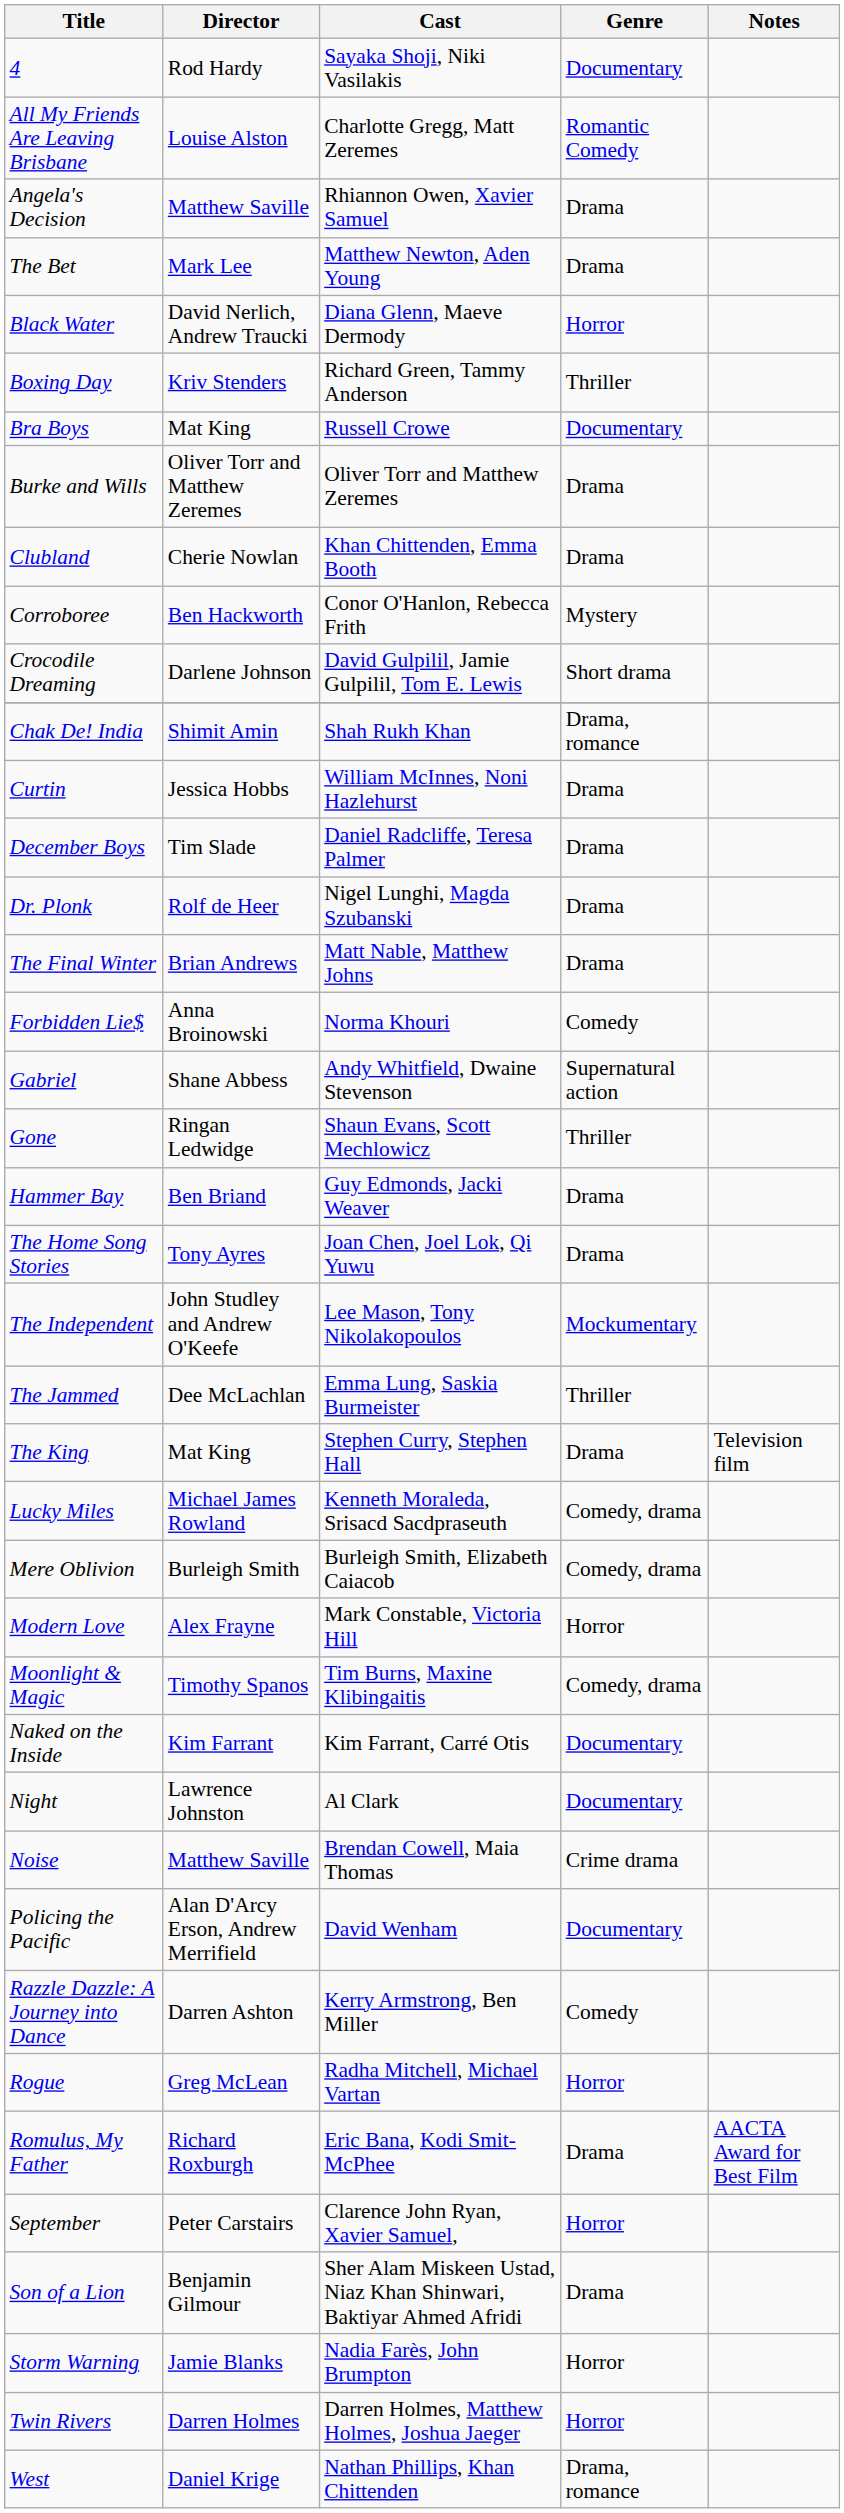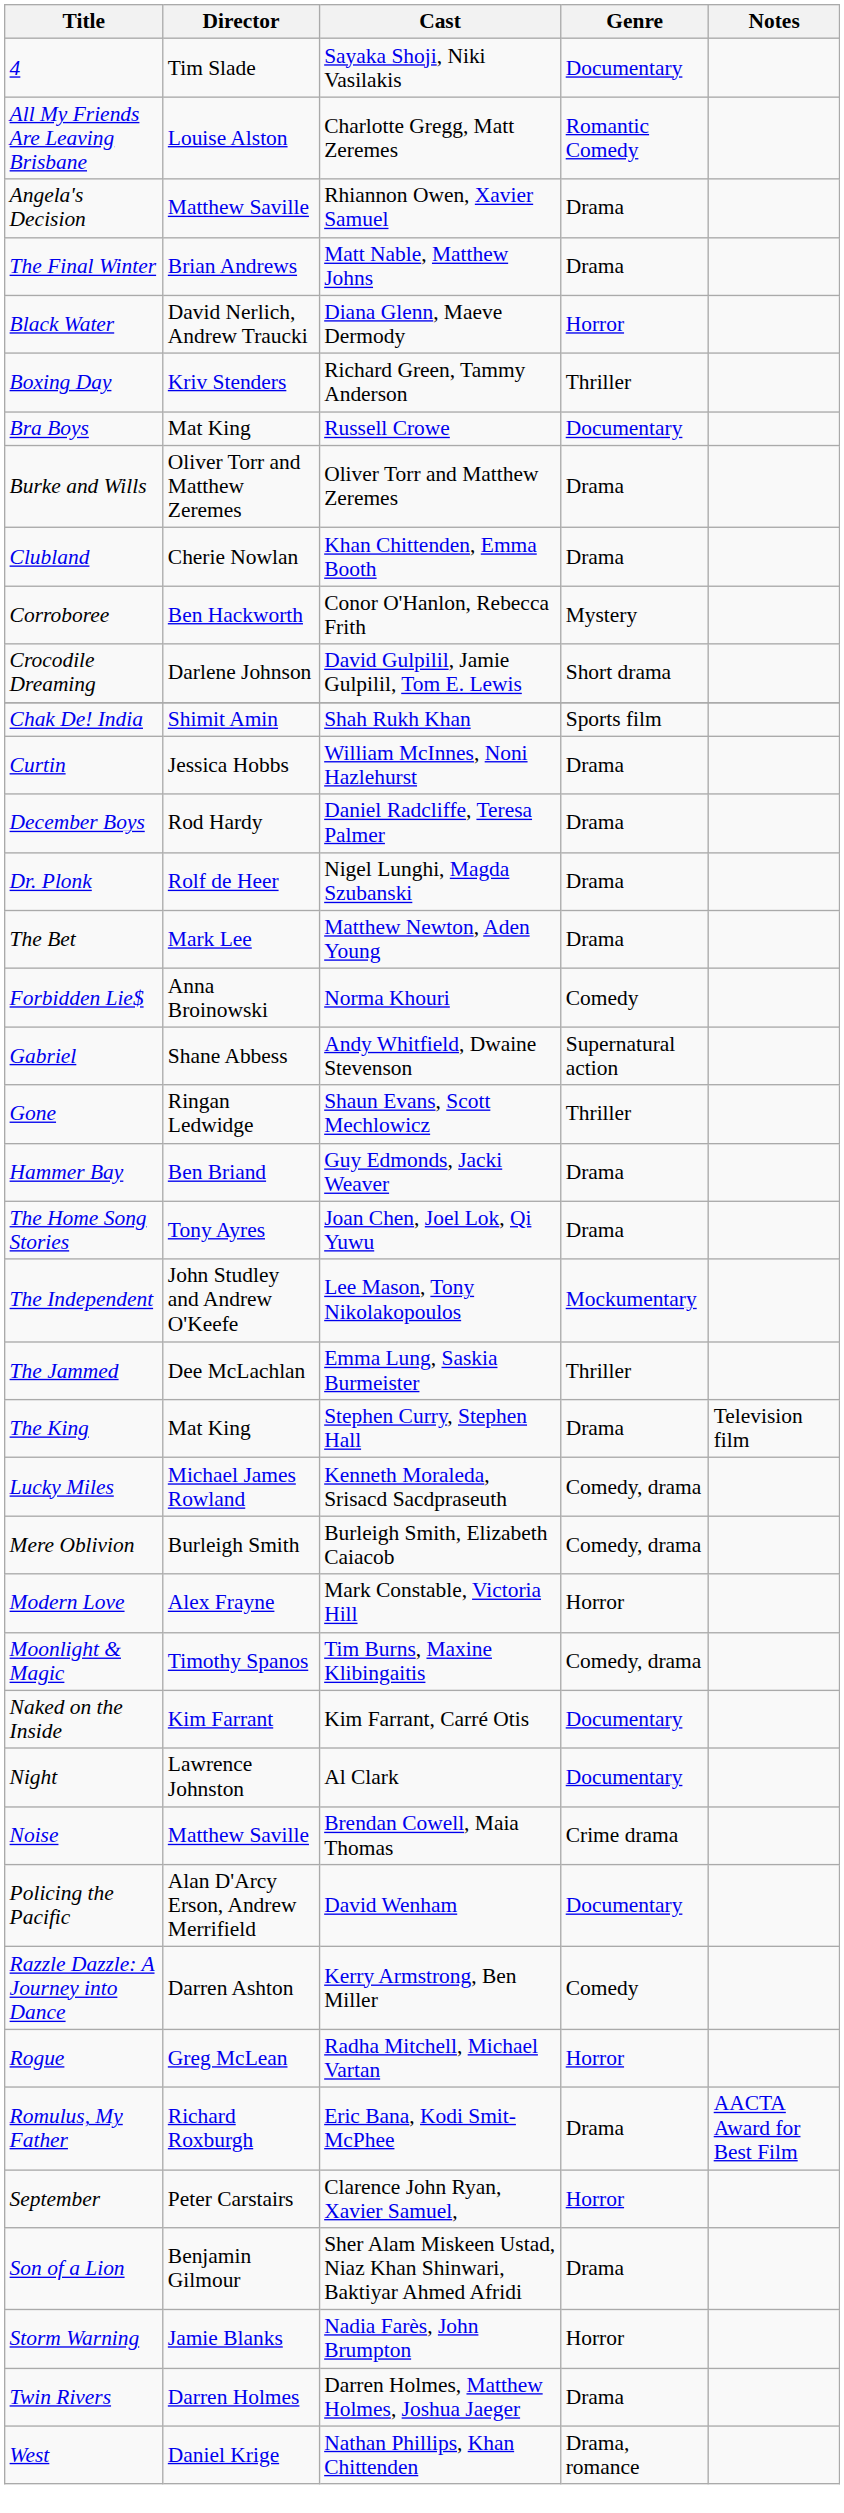(215, 67) Rod Hardy -> (212, 67) Tim Slade
rows swapped: (43, 266) <-> (83, 963)
(603, 731) Drama, romance -> (614, 718) Sports film
(212, 847) Tim Slade -> (215, 823) Rod Hardy
(595, 2420) Horror -> (595, 2396) Drama
